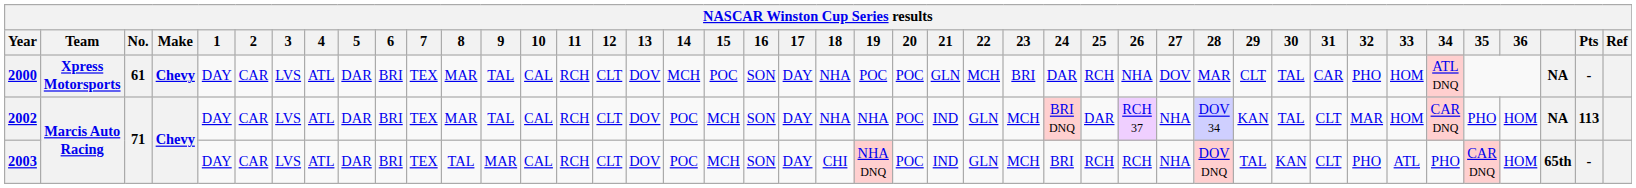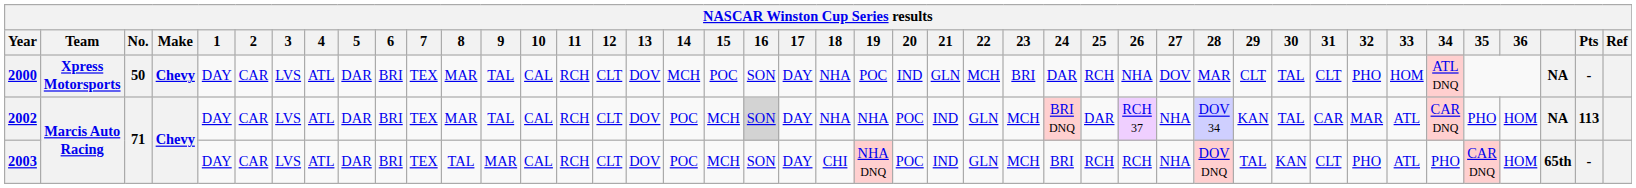(138, 75) 61 -> (138, 75) 50
(910, 75) POC -> (910, 75) IND
(1329, 75) CAR -> (1329, 75) CLT
(761, 118) no background -> (761, 118) lightgrey background
(1329, 118) CLT -> (1329, 118) CAR
(1407, 118) HOM -> (1407, 118) ATL
